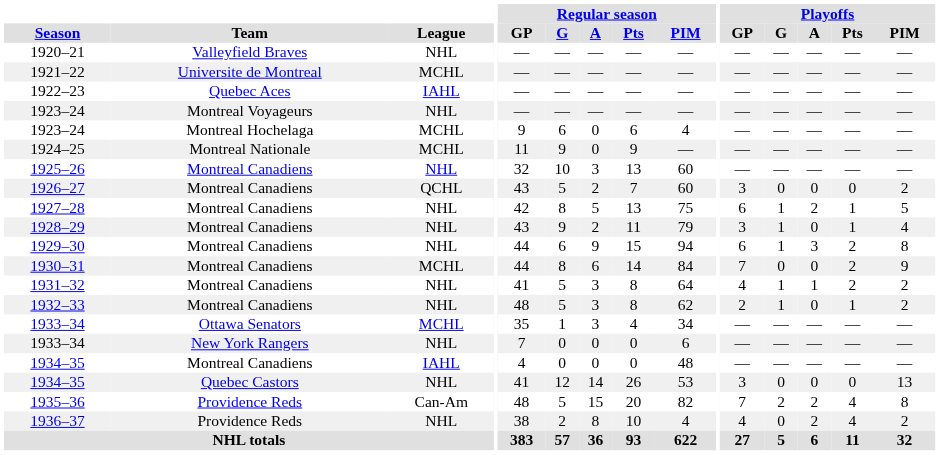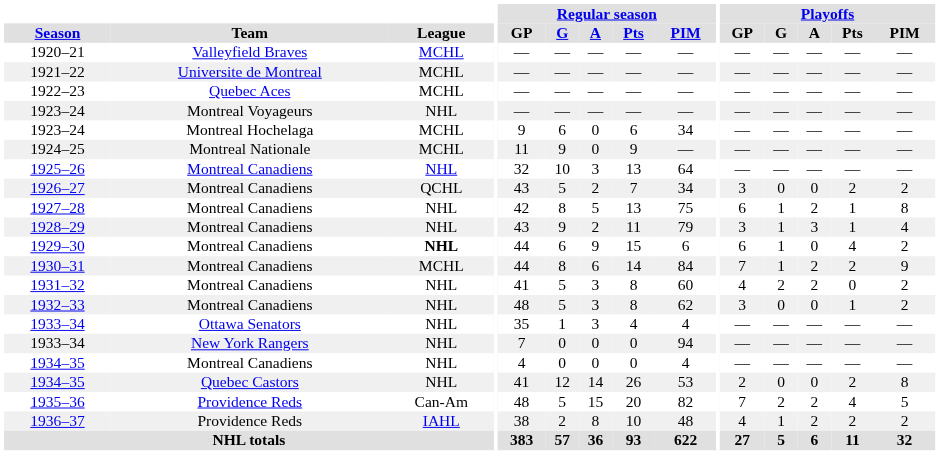(441, 52) NHL -> (441, 52) MCHL
(441, 91) IAHL -> (441, 91) MCHL
(686, 130) 4 -> (686, 130) 34
(686, 168) 60 -> (686, 168) 64
(686, 188) 60 -> (686, 188) 34
(852, 188) 0 -> (852, 188) 2
(905, 207) 5 -> (905, 207) 8
(814, 227) 0 -> (814, 227) 3
(441, 246) normal -> (441, 246) bold
(686, 246) 94 -> (686, 246) 6
(814, 246) 3 -> (814, 246) 0
(852, 246) 2 -> (852, 246) 4
(905, 246) 8 -> (905, 246) 2
(781, 265) 0 -> (781, 265) 1
(814, 265) 0 -> (814, 265) 2
(686, 285) 64 -> (686, 285) 60
(781, 285) 1 -> (781, 285) 2
(814, 285) 1 -> (814, 285) 2
(852, 285) 2 -> (852, 285) 0
(742, 304) 2 -> (742, 304) 3
(781, 304) 1 -> (781, 304) 0
(441, 324) MCHL -> (441, 324) NHL
(686, 324) 34 -> (686, 324) 4
(686, 343) 6 -> (686, 343) 94
(441, 362) IAHL -> (441, 362) NHL
(686, 362) 48 -> (686, 362) 4
(742, 382) 3 -> (742, 382) 2
(852, 382) 0 -> (852, 382) 2
(905, 382) 13 -> (905, 382) 8
(905, 401) 8 -> (905, 401) 5
(441, 421) NHL -> (441, 421) IAHL
(686, 421) 4 -> (686, 421) 48
(781, 421) 0 -> (781, 421) 1
(852, 421) 4 -> (852, 421) 2
